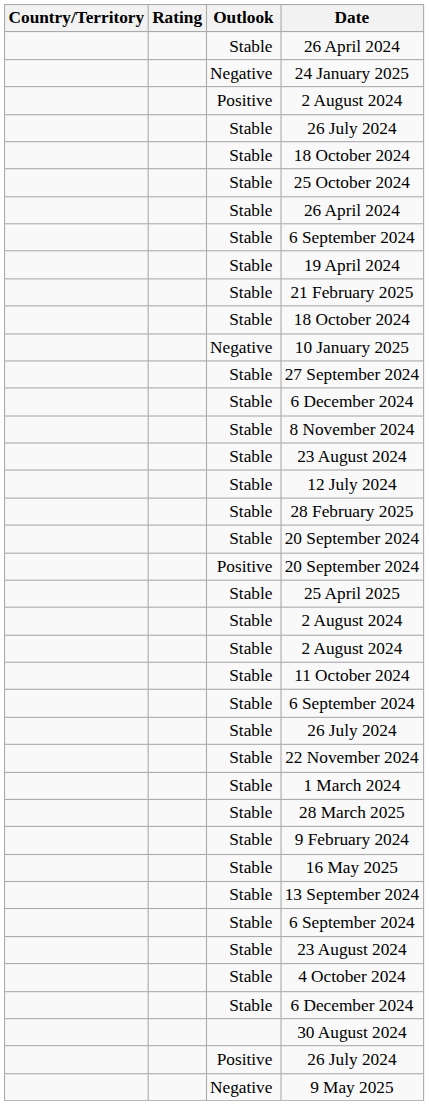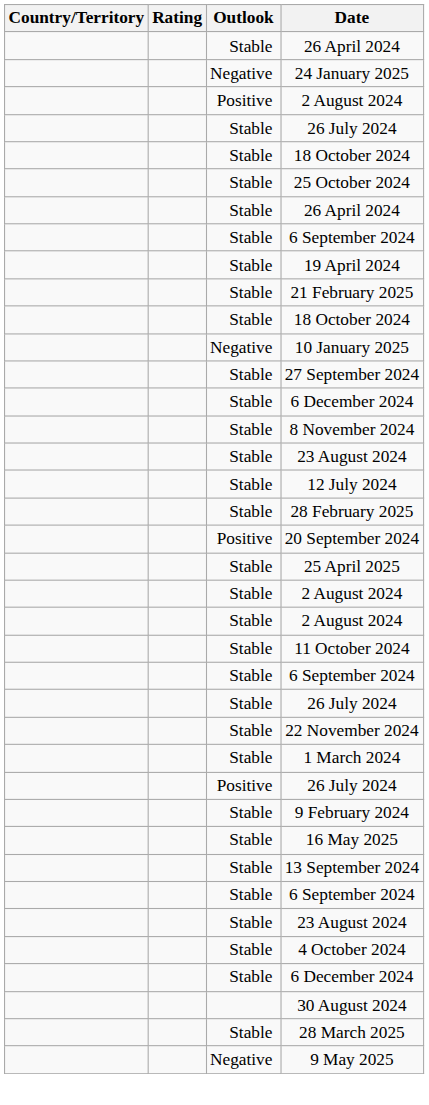- row: (253, 538)
rows swapped: (247, 1059) <-> (253, 812)
